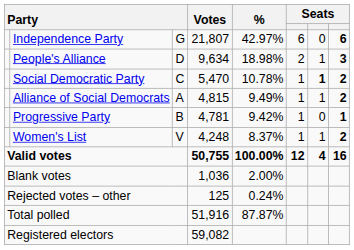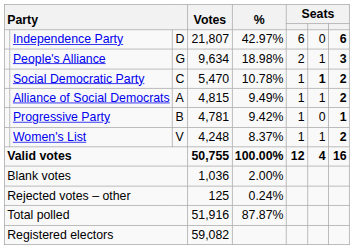(180, 39) G -> (180, 39) D
(180, 59) D -> (180, 59) G
